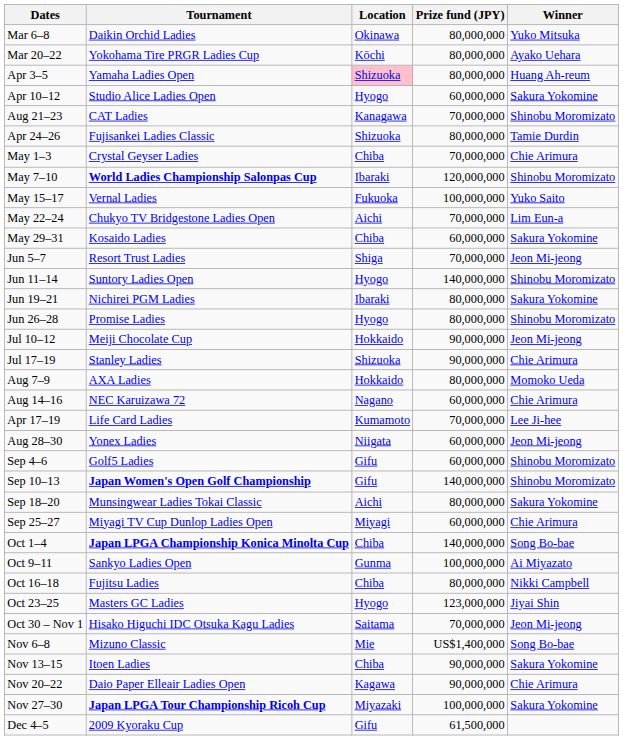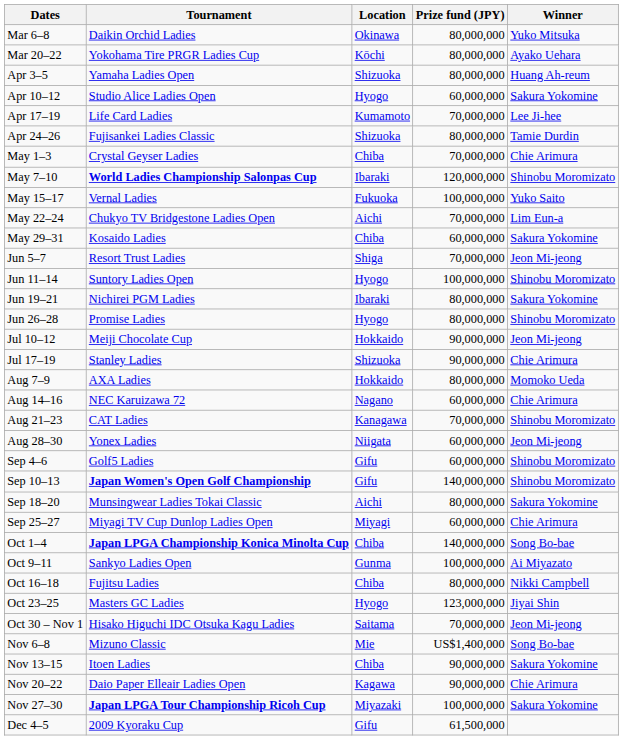(378, 75) pink background -> (378, 75) no background
rows swapped: (34, 420) <-> (35, 116)
(474, 278) 140,000,000 -> (474, 278) 100,000,000
